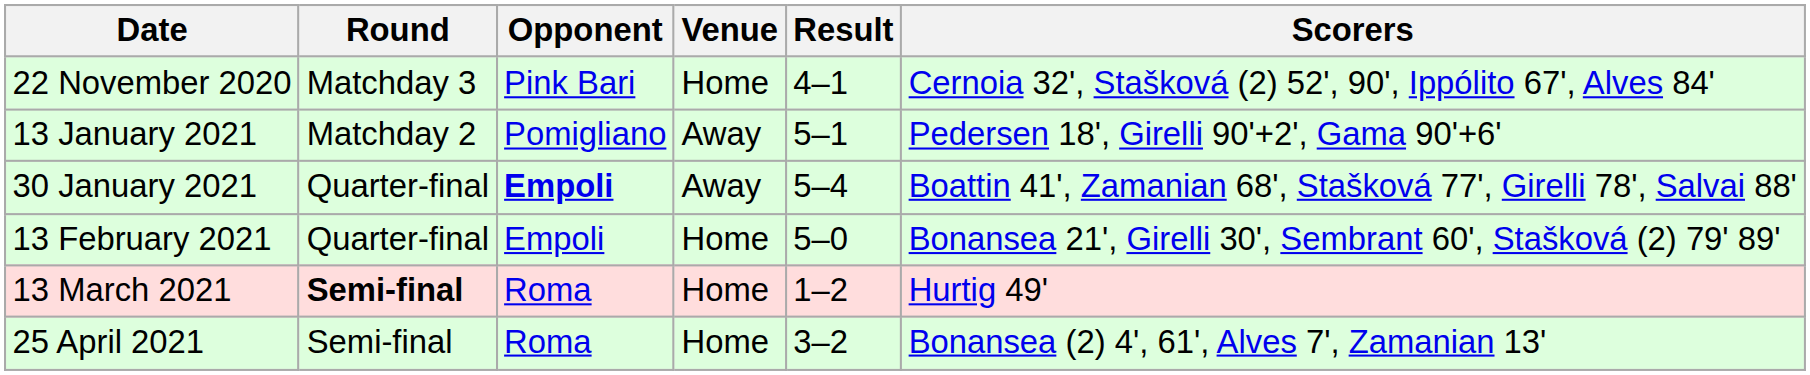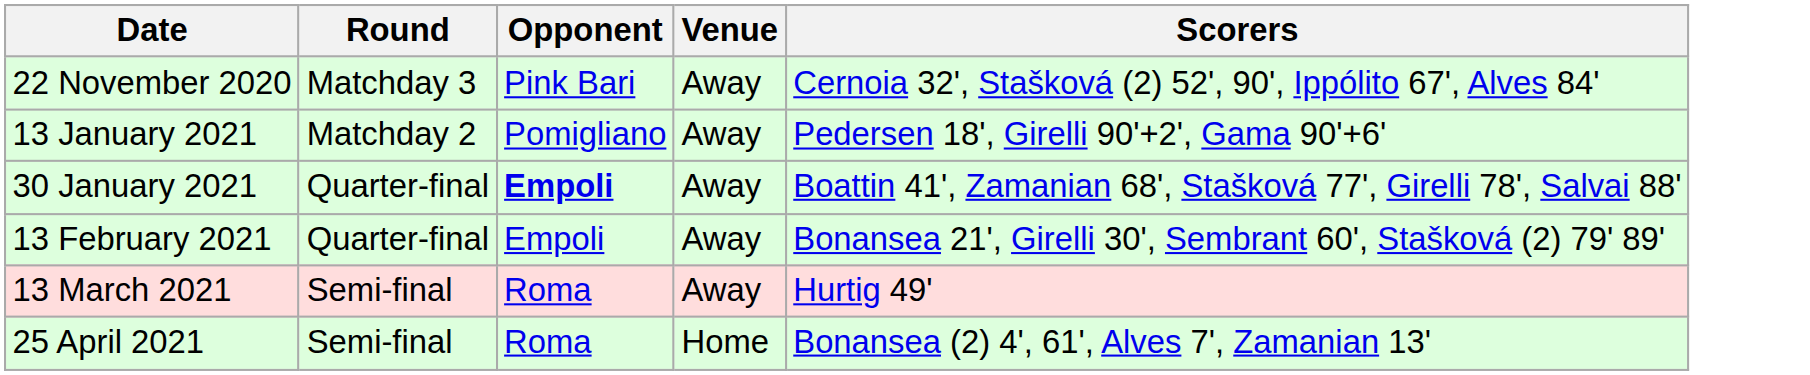- column: (843, 30)
(725, 82) Home -> (721, 82) Away
(725, 238) Home -> (721, 238) Away
(385, 290) bold -> (380, 290) normal
(725, 290) Home -> (721, 290) Away
